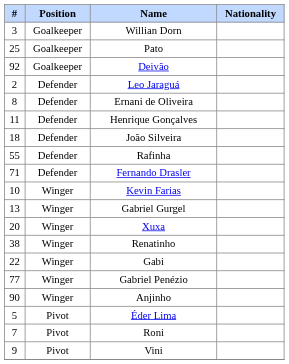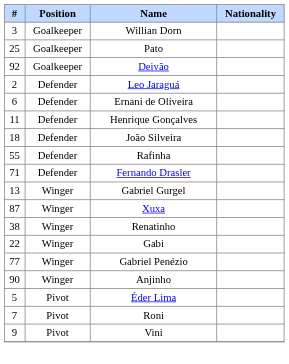(15, 102) 8 -> (15, 102) 6
- row: (154, 190)
(15, 226) 20 -> (15, 208) 87
